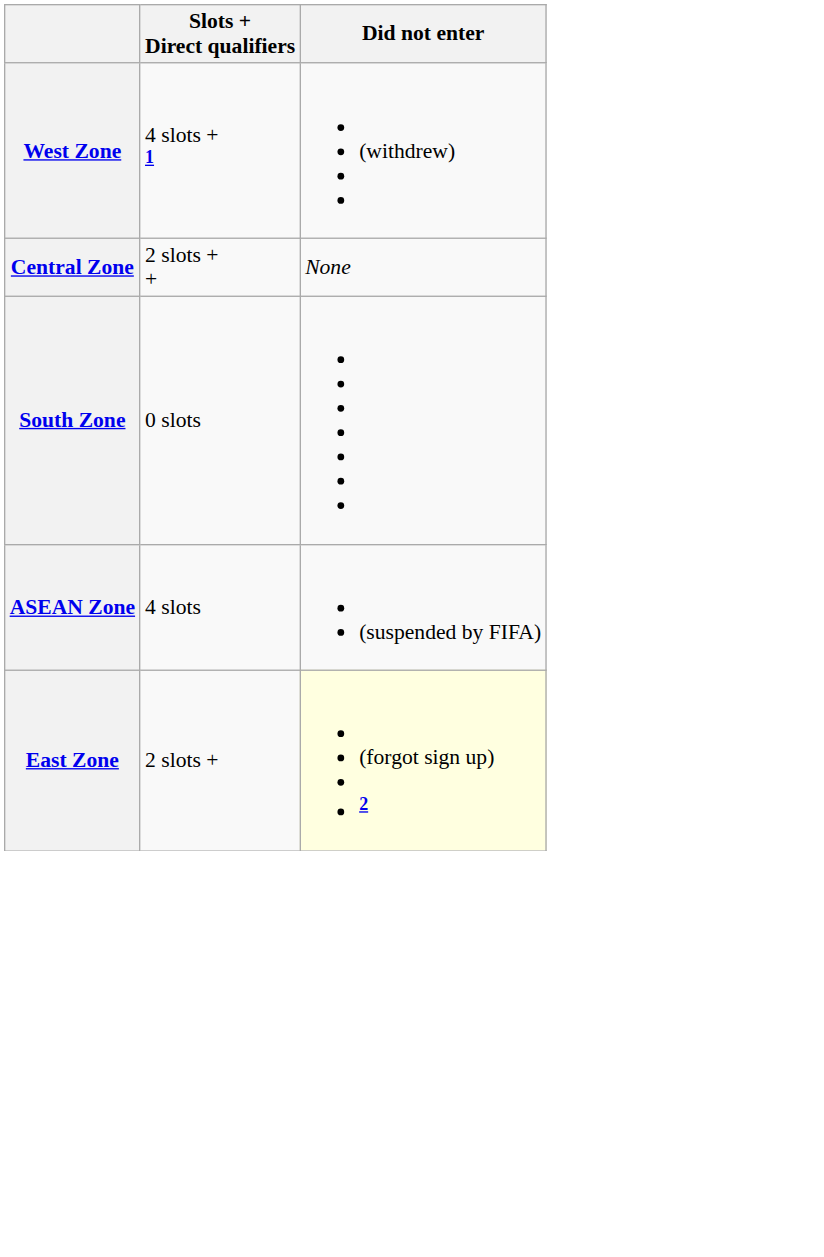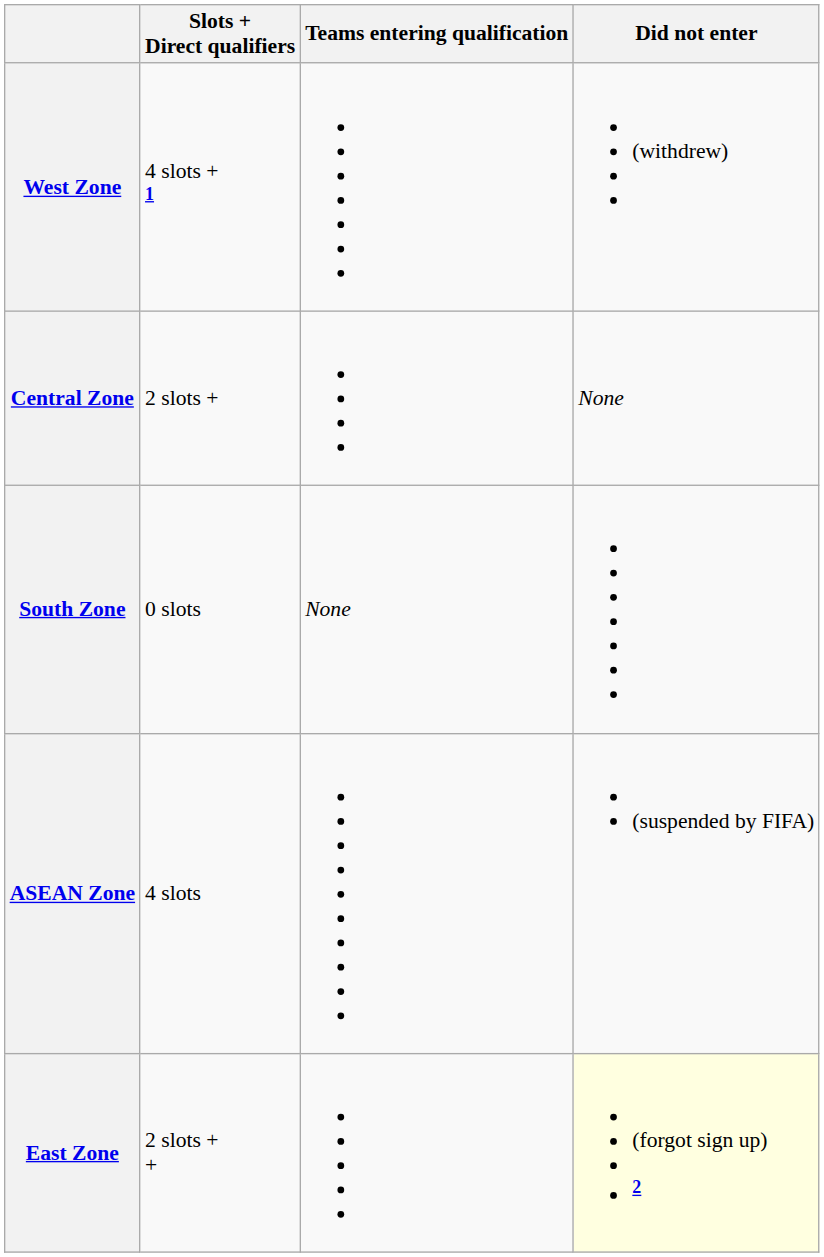+ column: (437, 33)
(182, 266) 2 slots + + -> (182, 397) 2 slots +
(182, 760) 2 slots + -> (182, 1152) 2 slots + +
